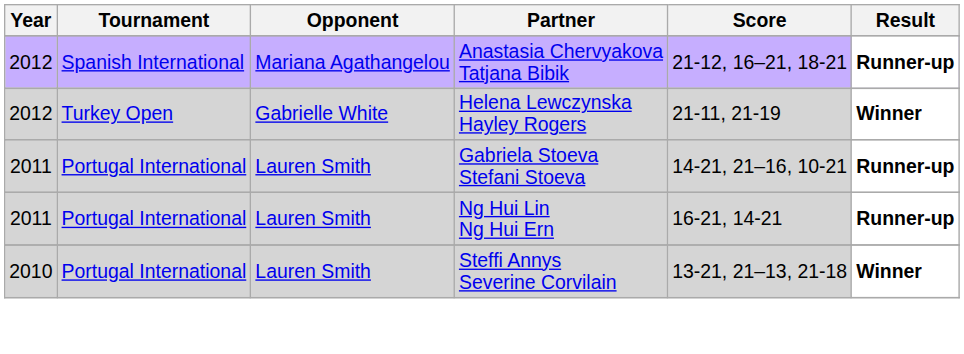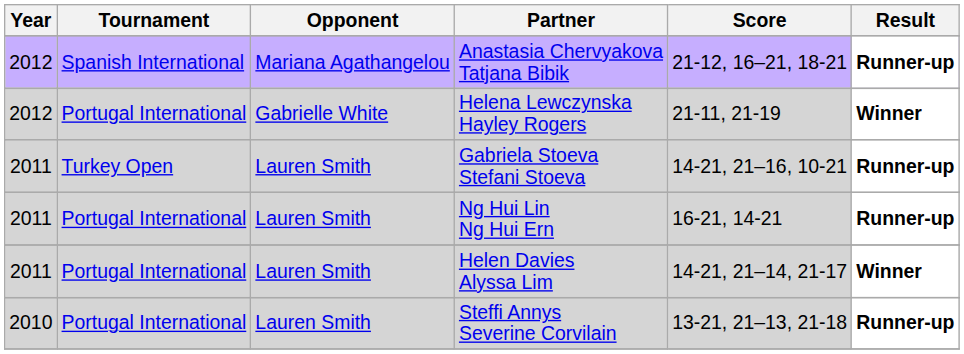(117, 114) Turkey Open -> (154, 114) Portugal International
(154, 167) Portugal International -> (117, 167) Turkey Open
+ row: (517, 271)
(889, 271) Winner -> (905, 323) Runner-up
